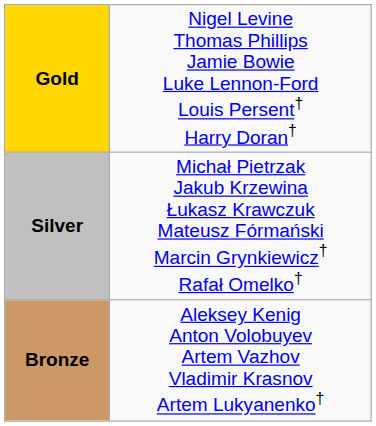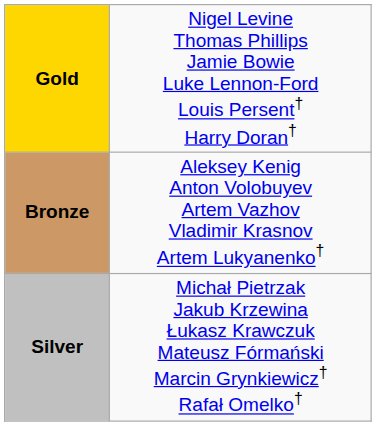rows swapped: (57, 225) <-> (57, 360)
